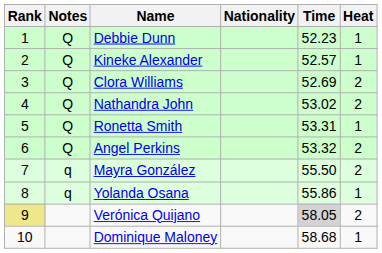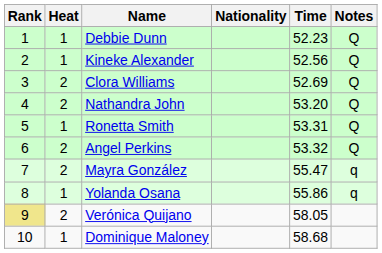columns swapped: (358, 16) <-> (68, 16)
(319, 60) 52.57 -> (311, 60) 52.56
(319, 104) 53.02 -> (311, 104) 53.20
(319, 171) 55.50 -> (311, 171) 55.47
(319, 215) lightgrey background -> (311, 215) no background
